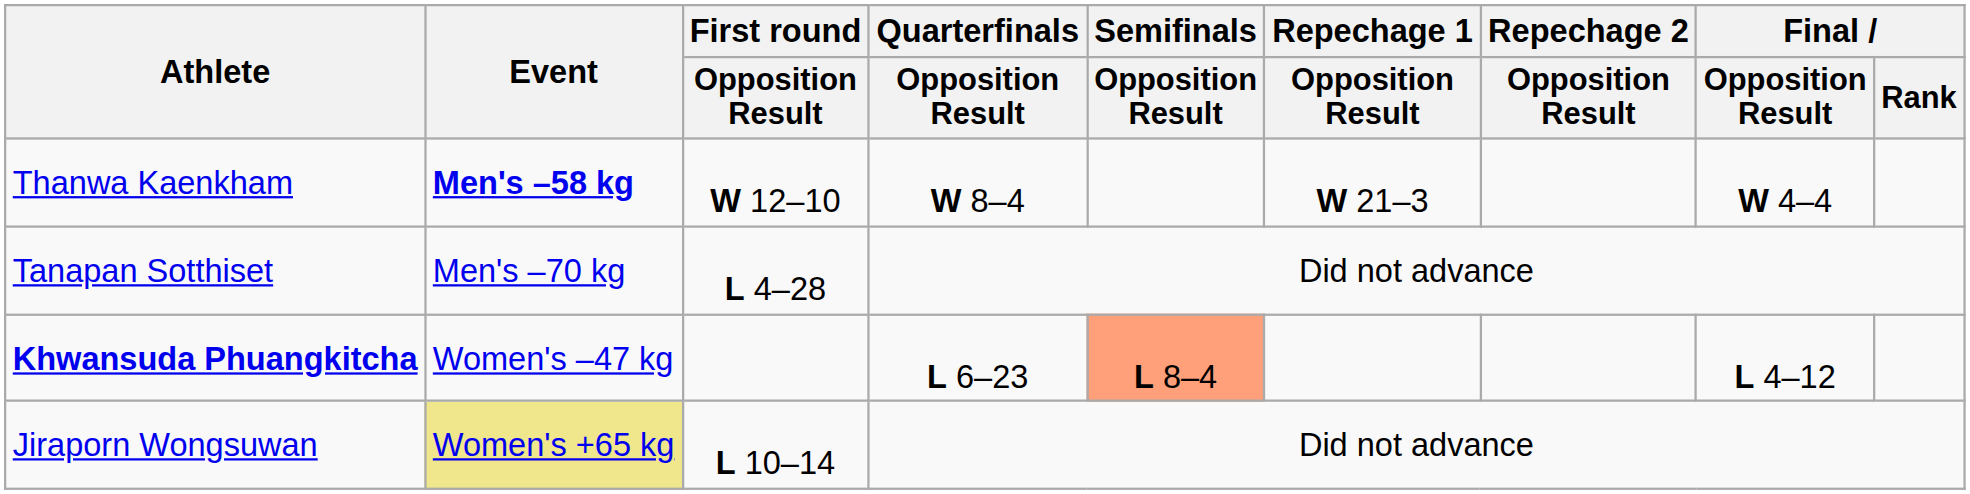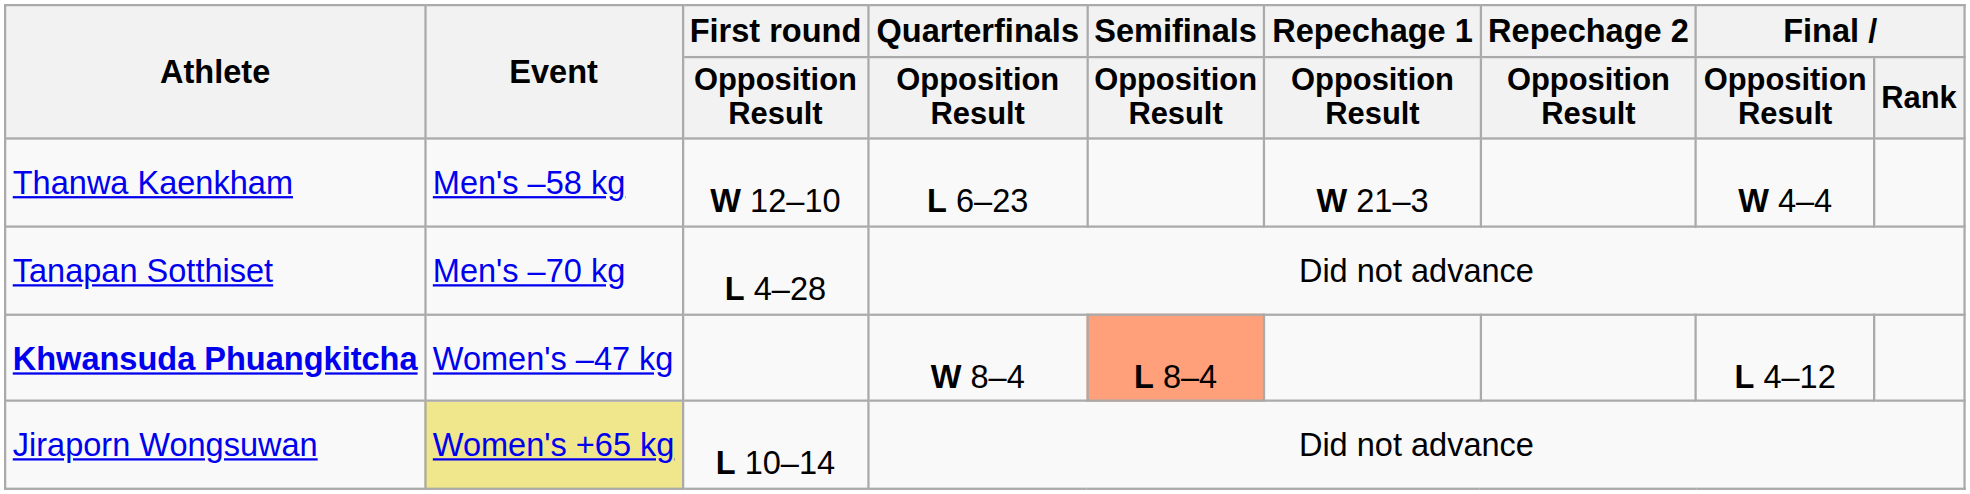(533, 183) bold -> (529, 183) normal
(978, 201) W 8–4 -> (978, 201) L 6–23
(978, 376) L 6–23 -> (978, 376) W 8–4
